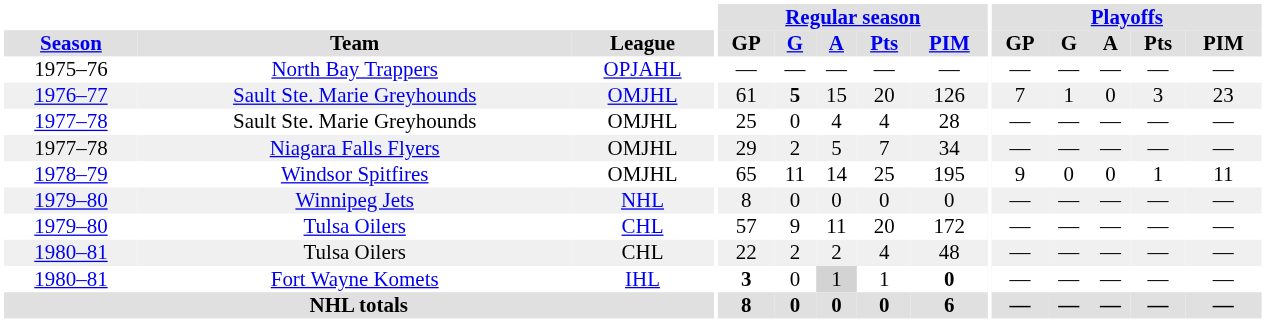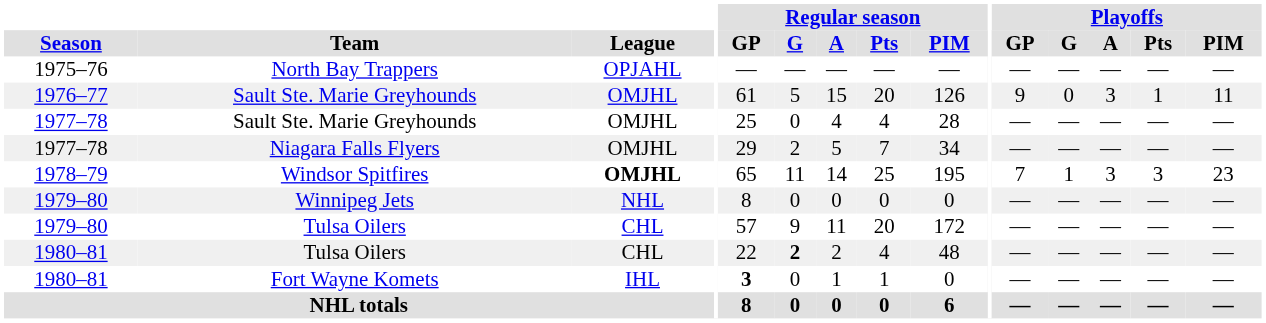(795, 95) bold -> (795, 95) normal
(1020, 95) 7 -> (1020, 95) 9
(1069, 95) 1 -> (1069, 95) 0
(1110, 95) 0 -> (1110, 95) 3
(1158, 95) 3 -> (1158, 95) 1
(1223, 95) 23 -> (1223, 95) 11
(643, 174) normal -> (643, 174) bold
(1020, 174) 9 -> (1020, 174) 7
(1069, 174) 0 -> (1069, 174) 1
(1110, 174) 0 -> (1110, 174) 3
(1158, 174) 1 -> (1158, 174) 3
(1223, 174) 11 -> (1223, 174) 23
(795, 252) normal -> (795, 252) bold
(836, 278) lightgrey background -> (836, 278) no background
(949, 278) bold -> (949, 278) normal
